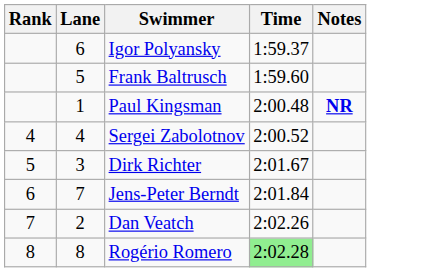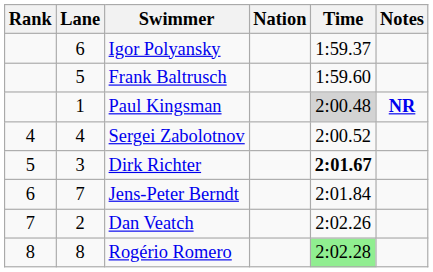+ column: (280, 19)
(281, 106) no background -> (343, 106) lightgrey background
(281, 164) normal -> (343, 164) bold
